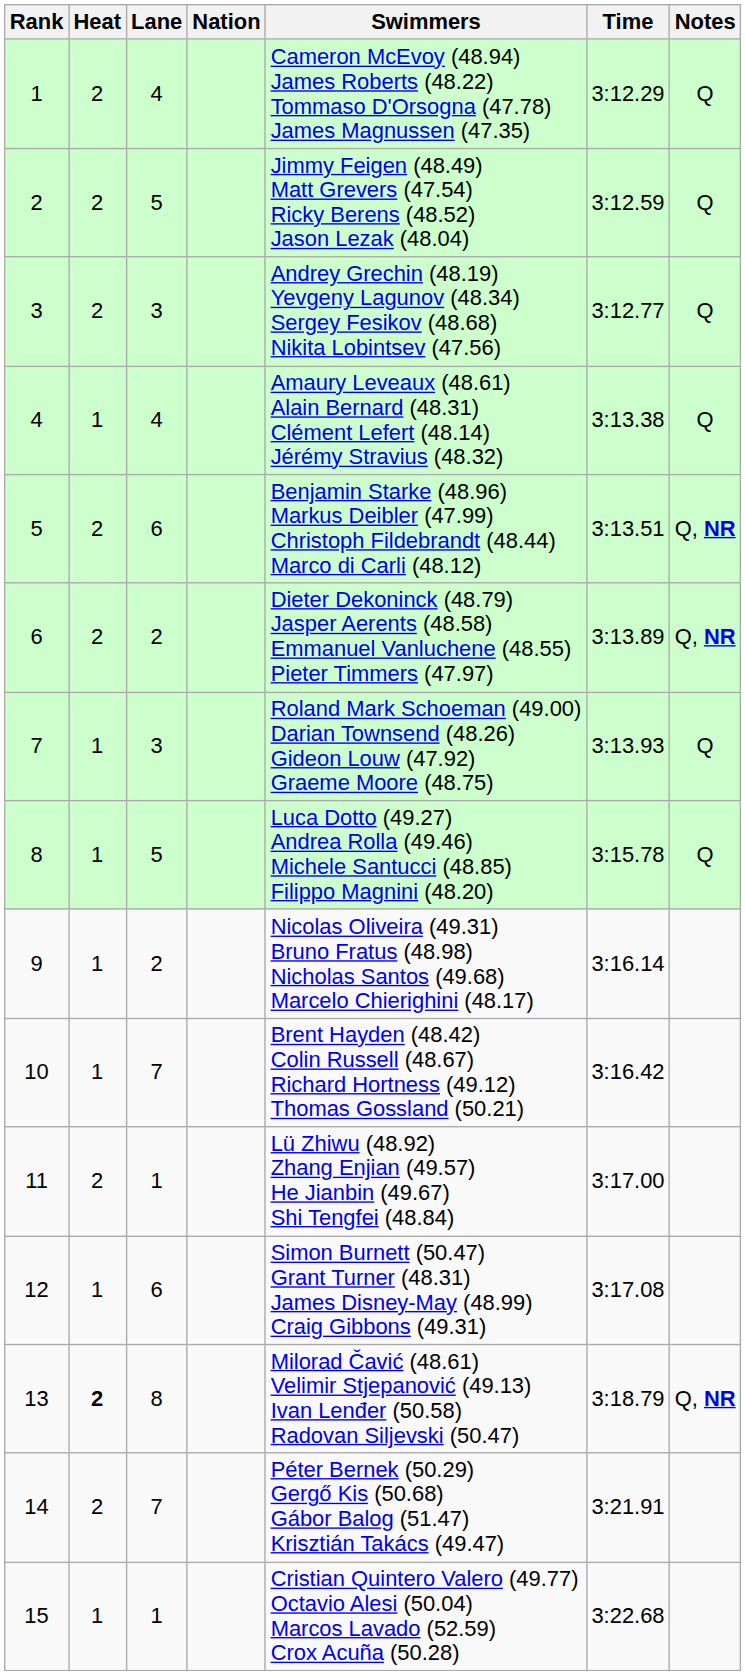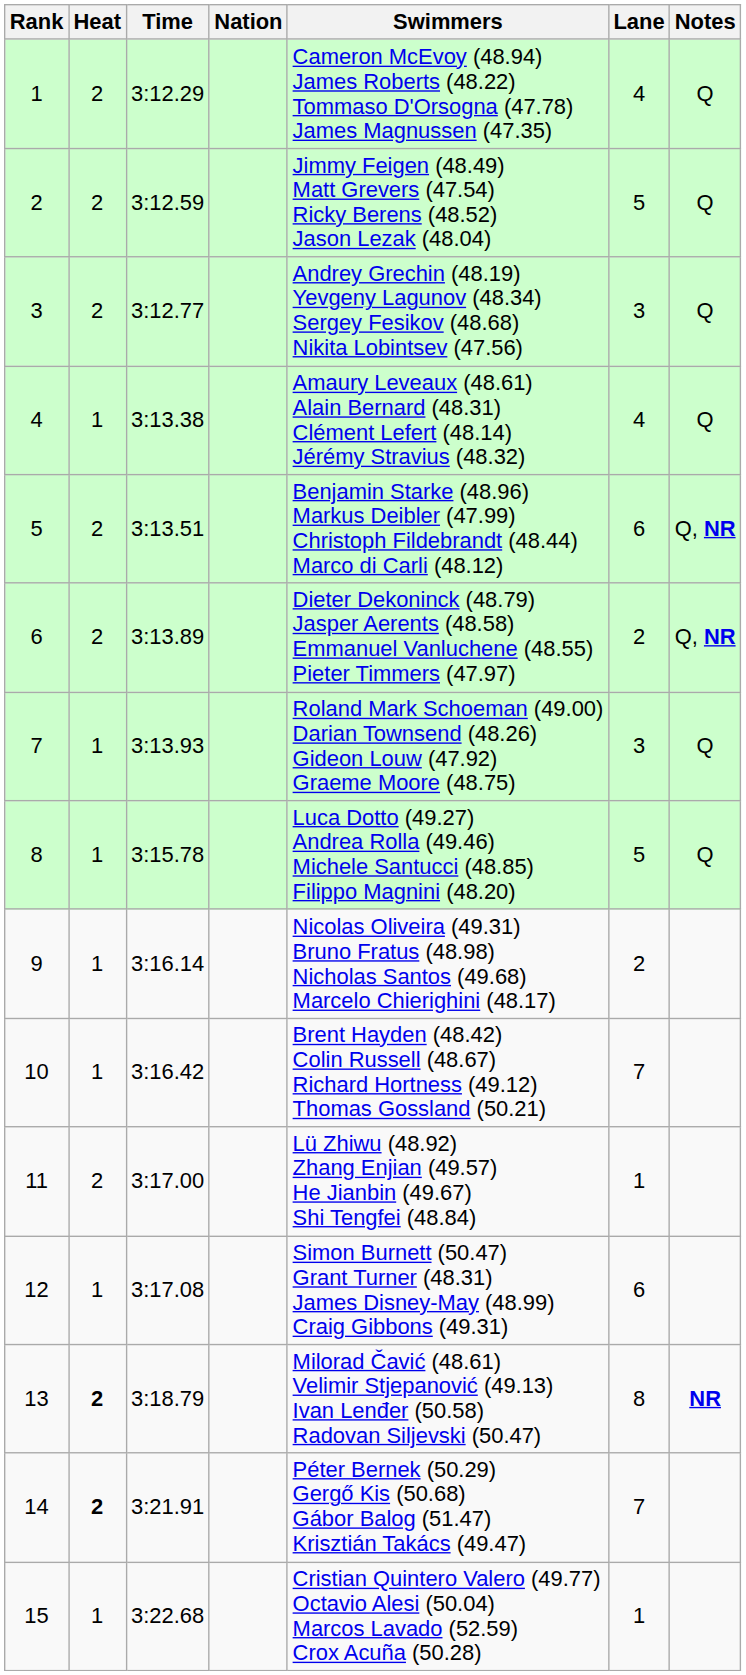columns swapped: (157, 21) <-> (628, 21)
(705, 1398) Q, NR -> (705, 1398) NR
(97, 1507) normal -> (97, 1507) bold
